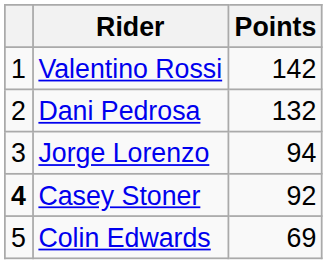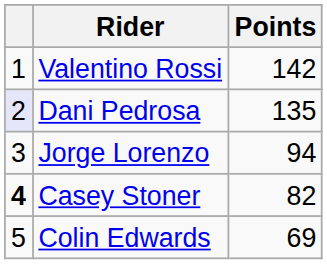(19, 111) no background -> (19, 111) lavender background
(294, 111) 132 -> (294, 111) 135
(301, 196) 92 -> (301, 196) 82
